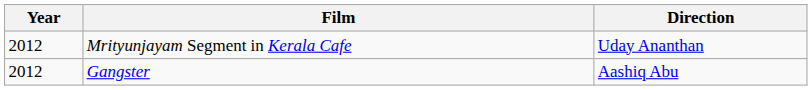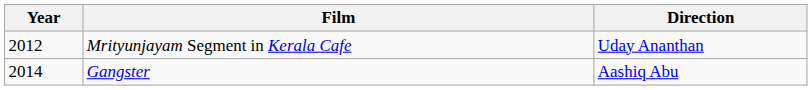(25, 71) 2012 -> (25, 71) 2014
